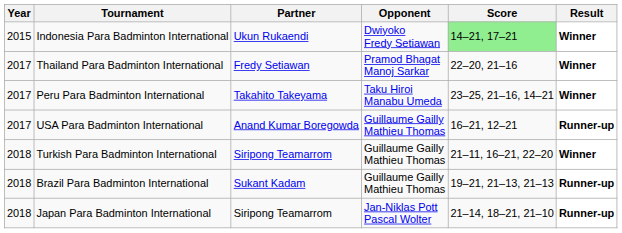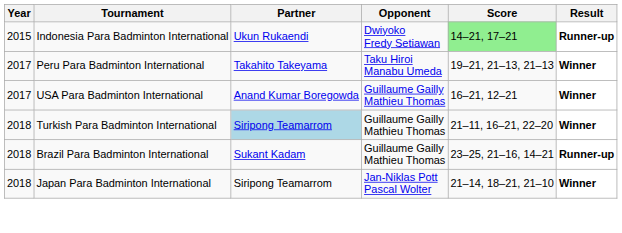(577, 37) Winner -> (587, 37) Runner-up
- row: (130, 66)
(502, 96) 23–25, 21–16, 14–21 -> (502, 66) 19–21, 21–13, 21–13
(587, 125) Runner-up -> (577, 96) Winner
(283, 155) no background -> (283, 125) lightblue background
(502, 184) 19–21, 21–13, 21–13 -> (502, 155) 23–25, 21–16, 14–21
(587, 213) Runner-up -> (577, 184) Winner
